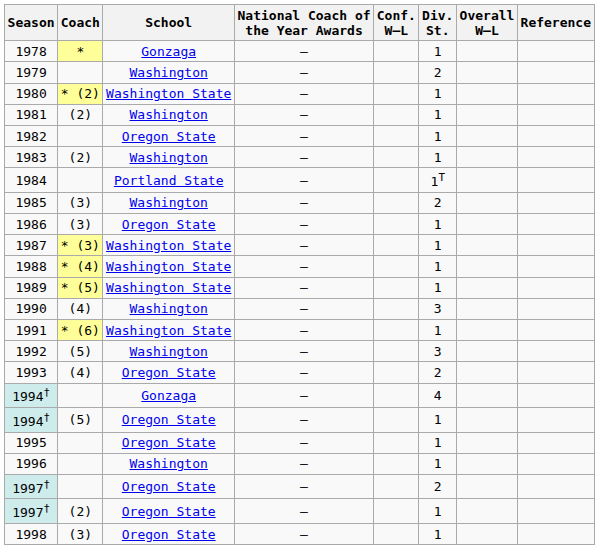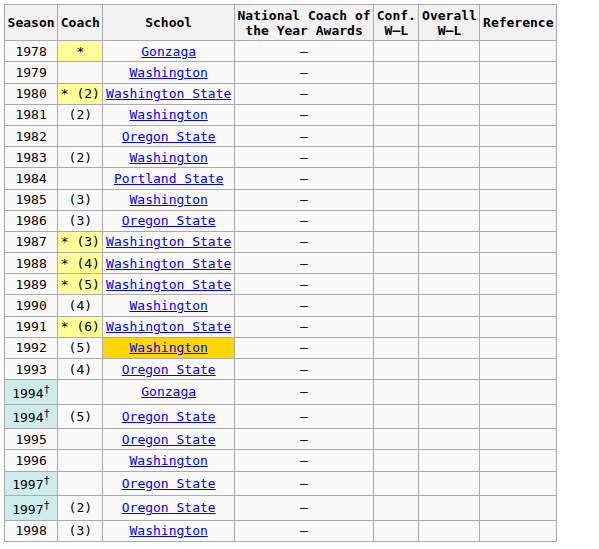- column: (438, 23)
(169, 351) no background -> (169, 348) gold background
(169, 534) Oregon State -> (169, 531) Washington
